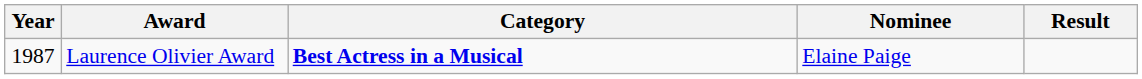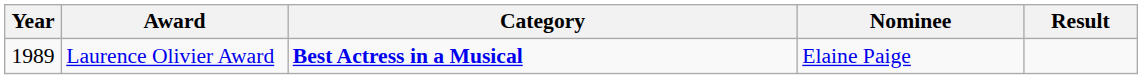(33, 55) 1987 -> (33, 55) 1989
